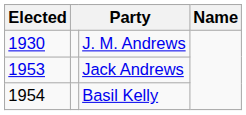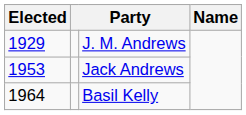(27, 43) 1930 -> (27, 43) 1929
(27, 95) 1954 -> (27, 95) 1964
